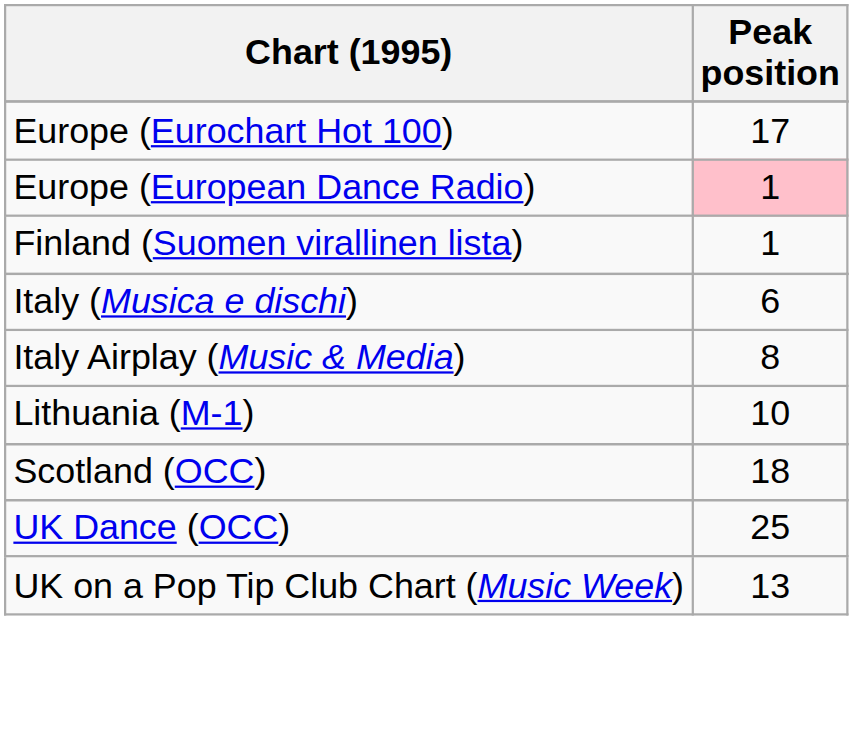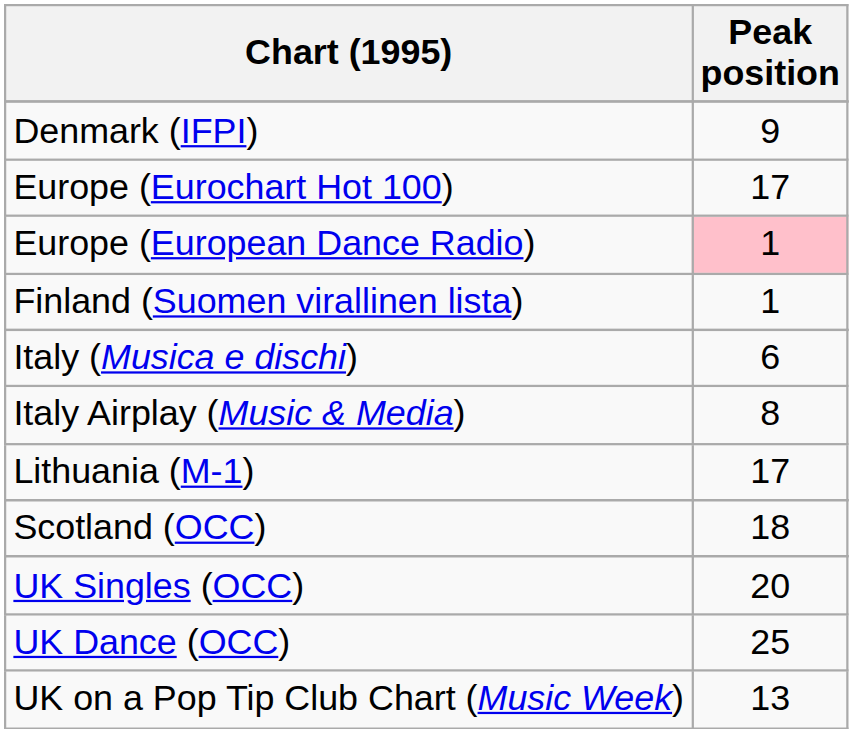+ row: (136, 130)
(770, 414) 10 -> (770, 471) 17
+ row: (159, 584)
